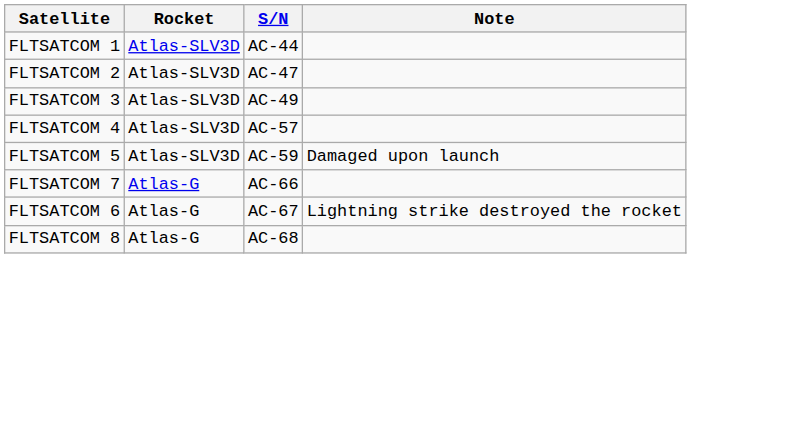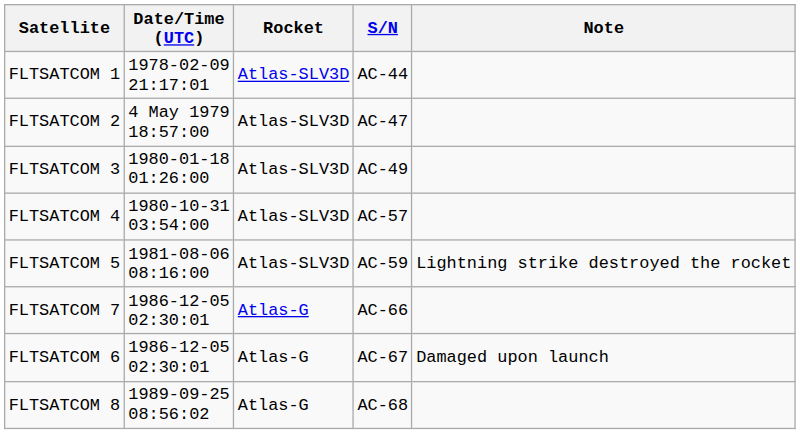+ column: (179, 28)
(403, 156) Damaged upon launch -> (604, 263) Lightning strike destroyed the rocket
(494, 211) Lightning strike destroyed the rocket -> (512, 357) Damaged upon launch
